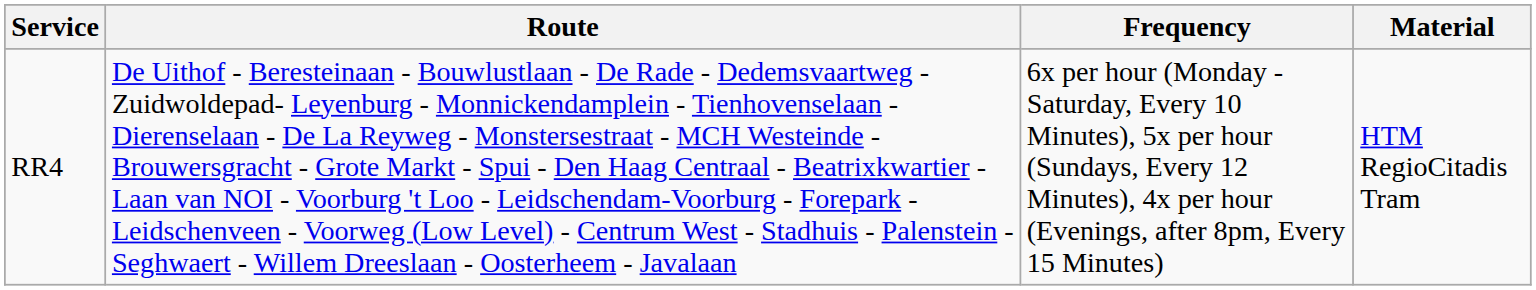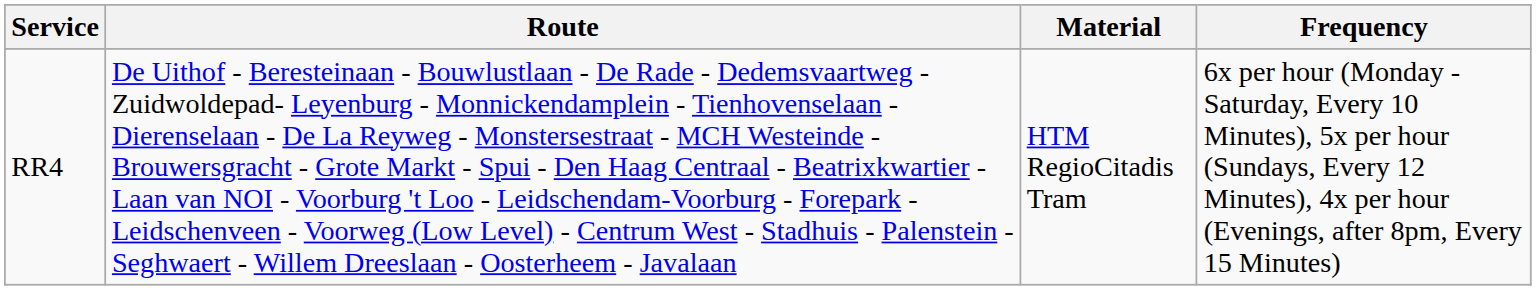columns swapped: (1442, 26) <-> (1187, 26)
